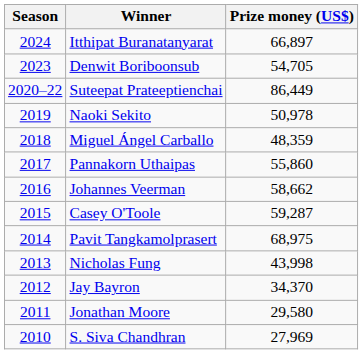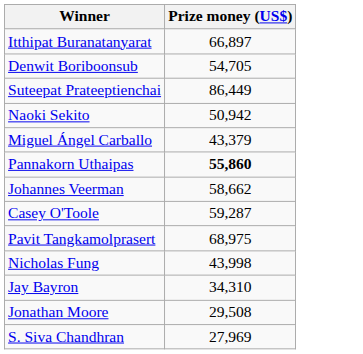- column: (35, 16)
(292, 115) 50,978 -> (230, 115) 50,942
(292, 139) 48,359 -> (230, 139) 43,379
(292, 164) normal -> (230, 164) bold
(292, 287) 34,370 -> (230, 287) 34,310
(292, 312) 29,580 -> (230, 312) 29,508
